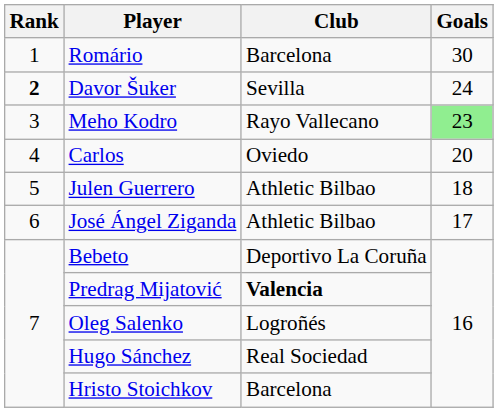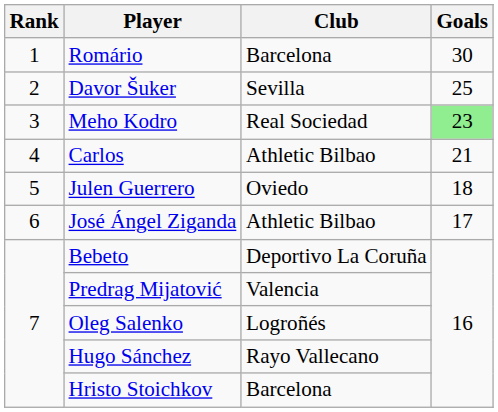(34, 88) bold -> (34, 88) normal
(462, 88) 24 -> (462, 88) 25
(312, 121) Rayo Vallecano -> (307, 121) Real Sociedad
(277, 155) Oviedo -> (311, 155) Athletic Bilbao
(462, 155) 20 -> (462, 155) 21
(311, 188) Athletic Bilbao -> (277, 188) Oviedo
(284, 289) bold -> (282, 289) normal
(307, 356) Real Sociedad -> (312, 356) Rayo Vallecano
